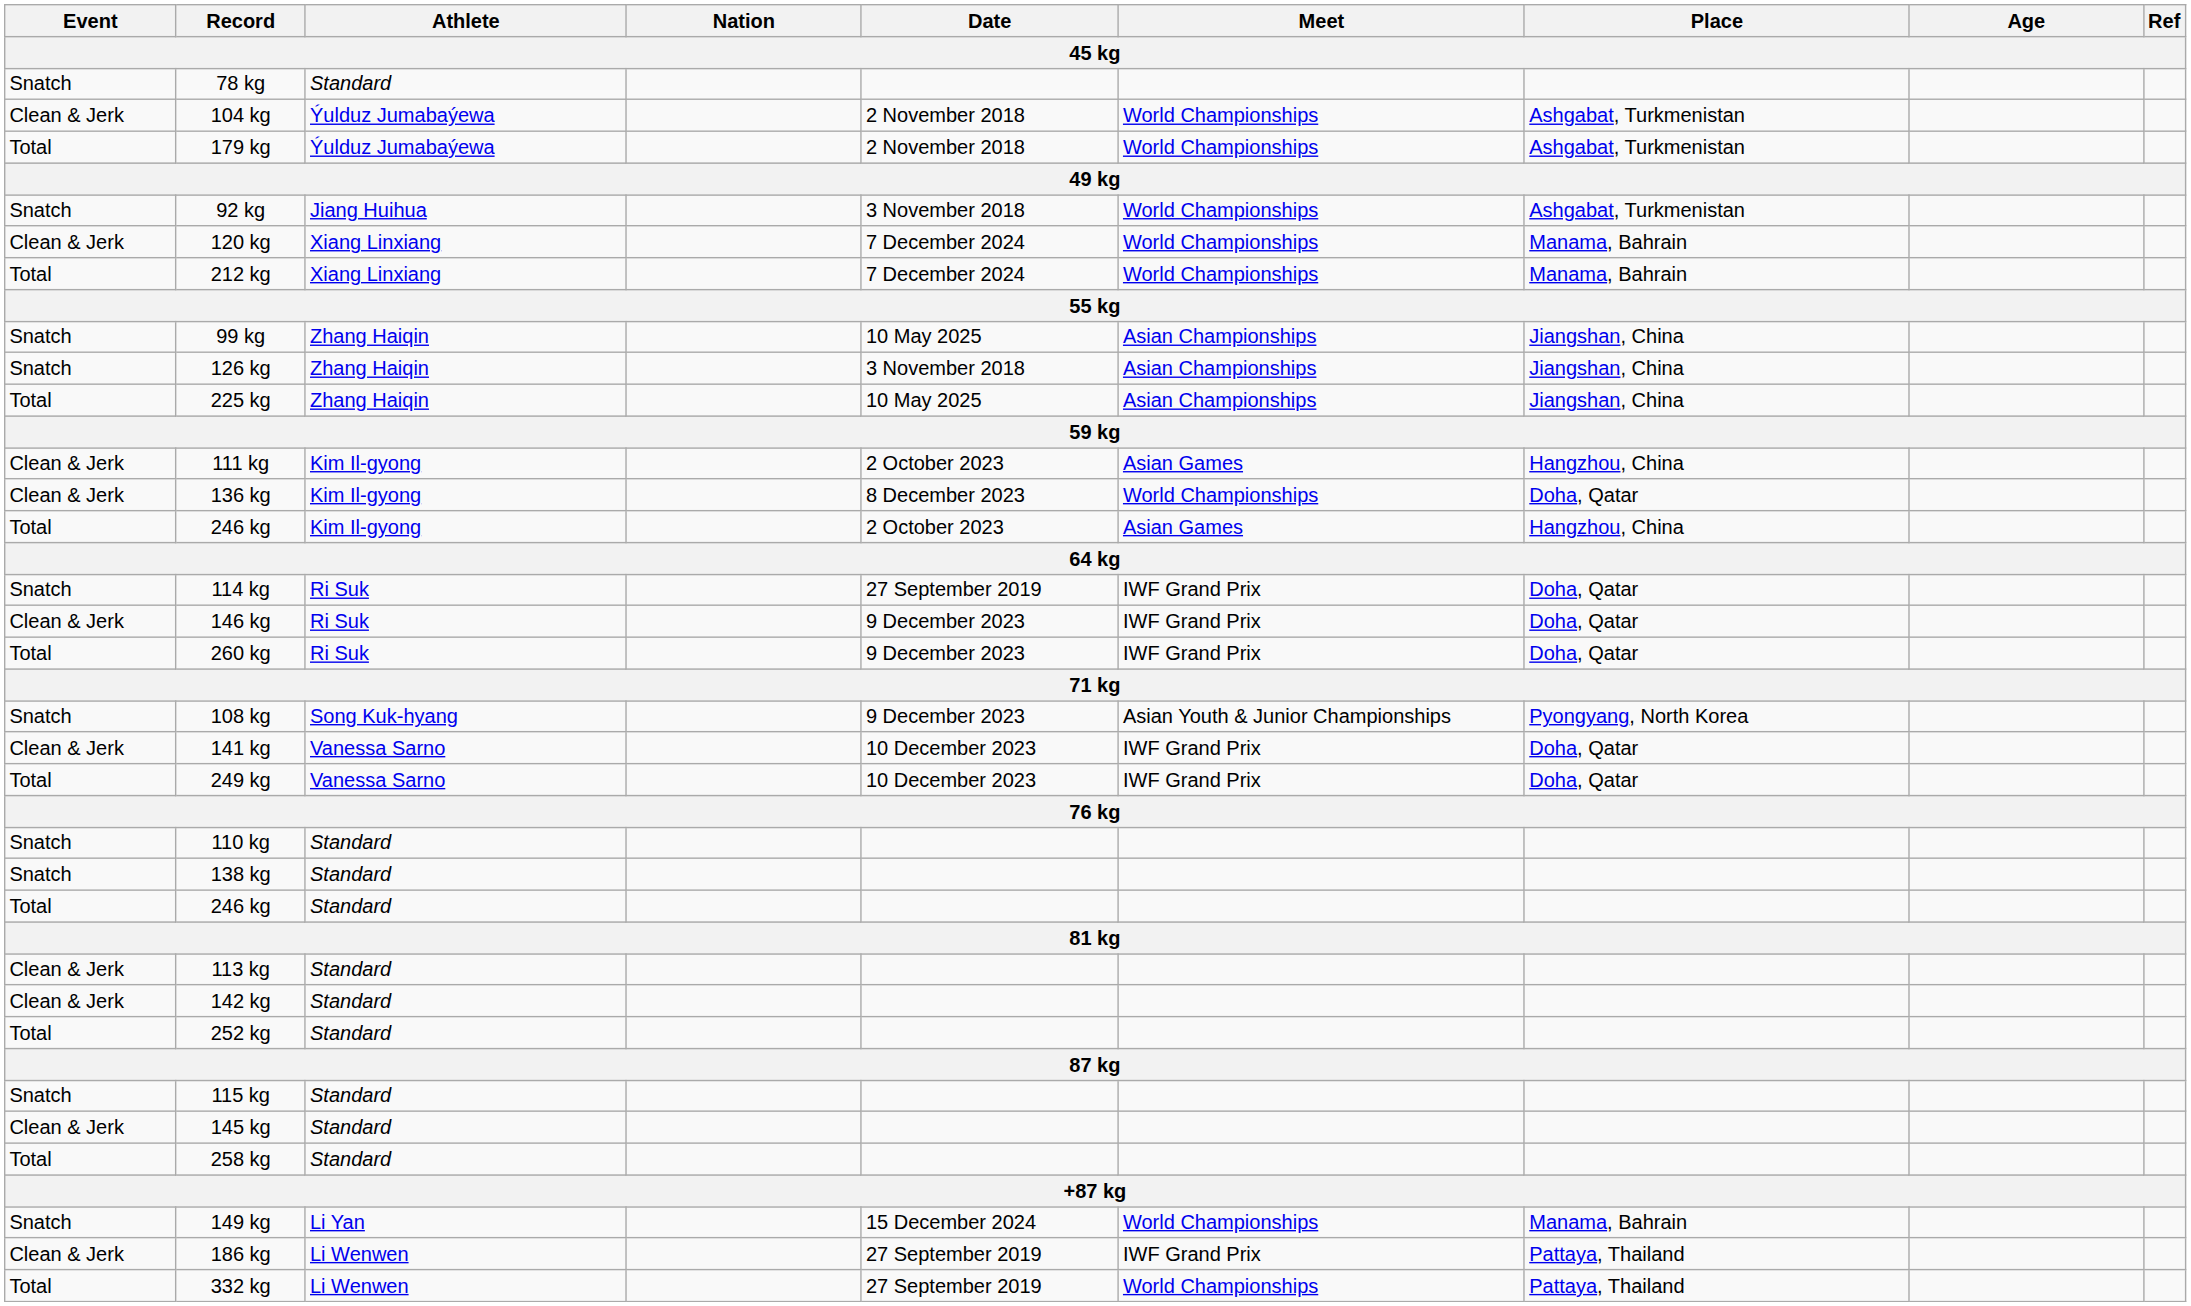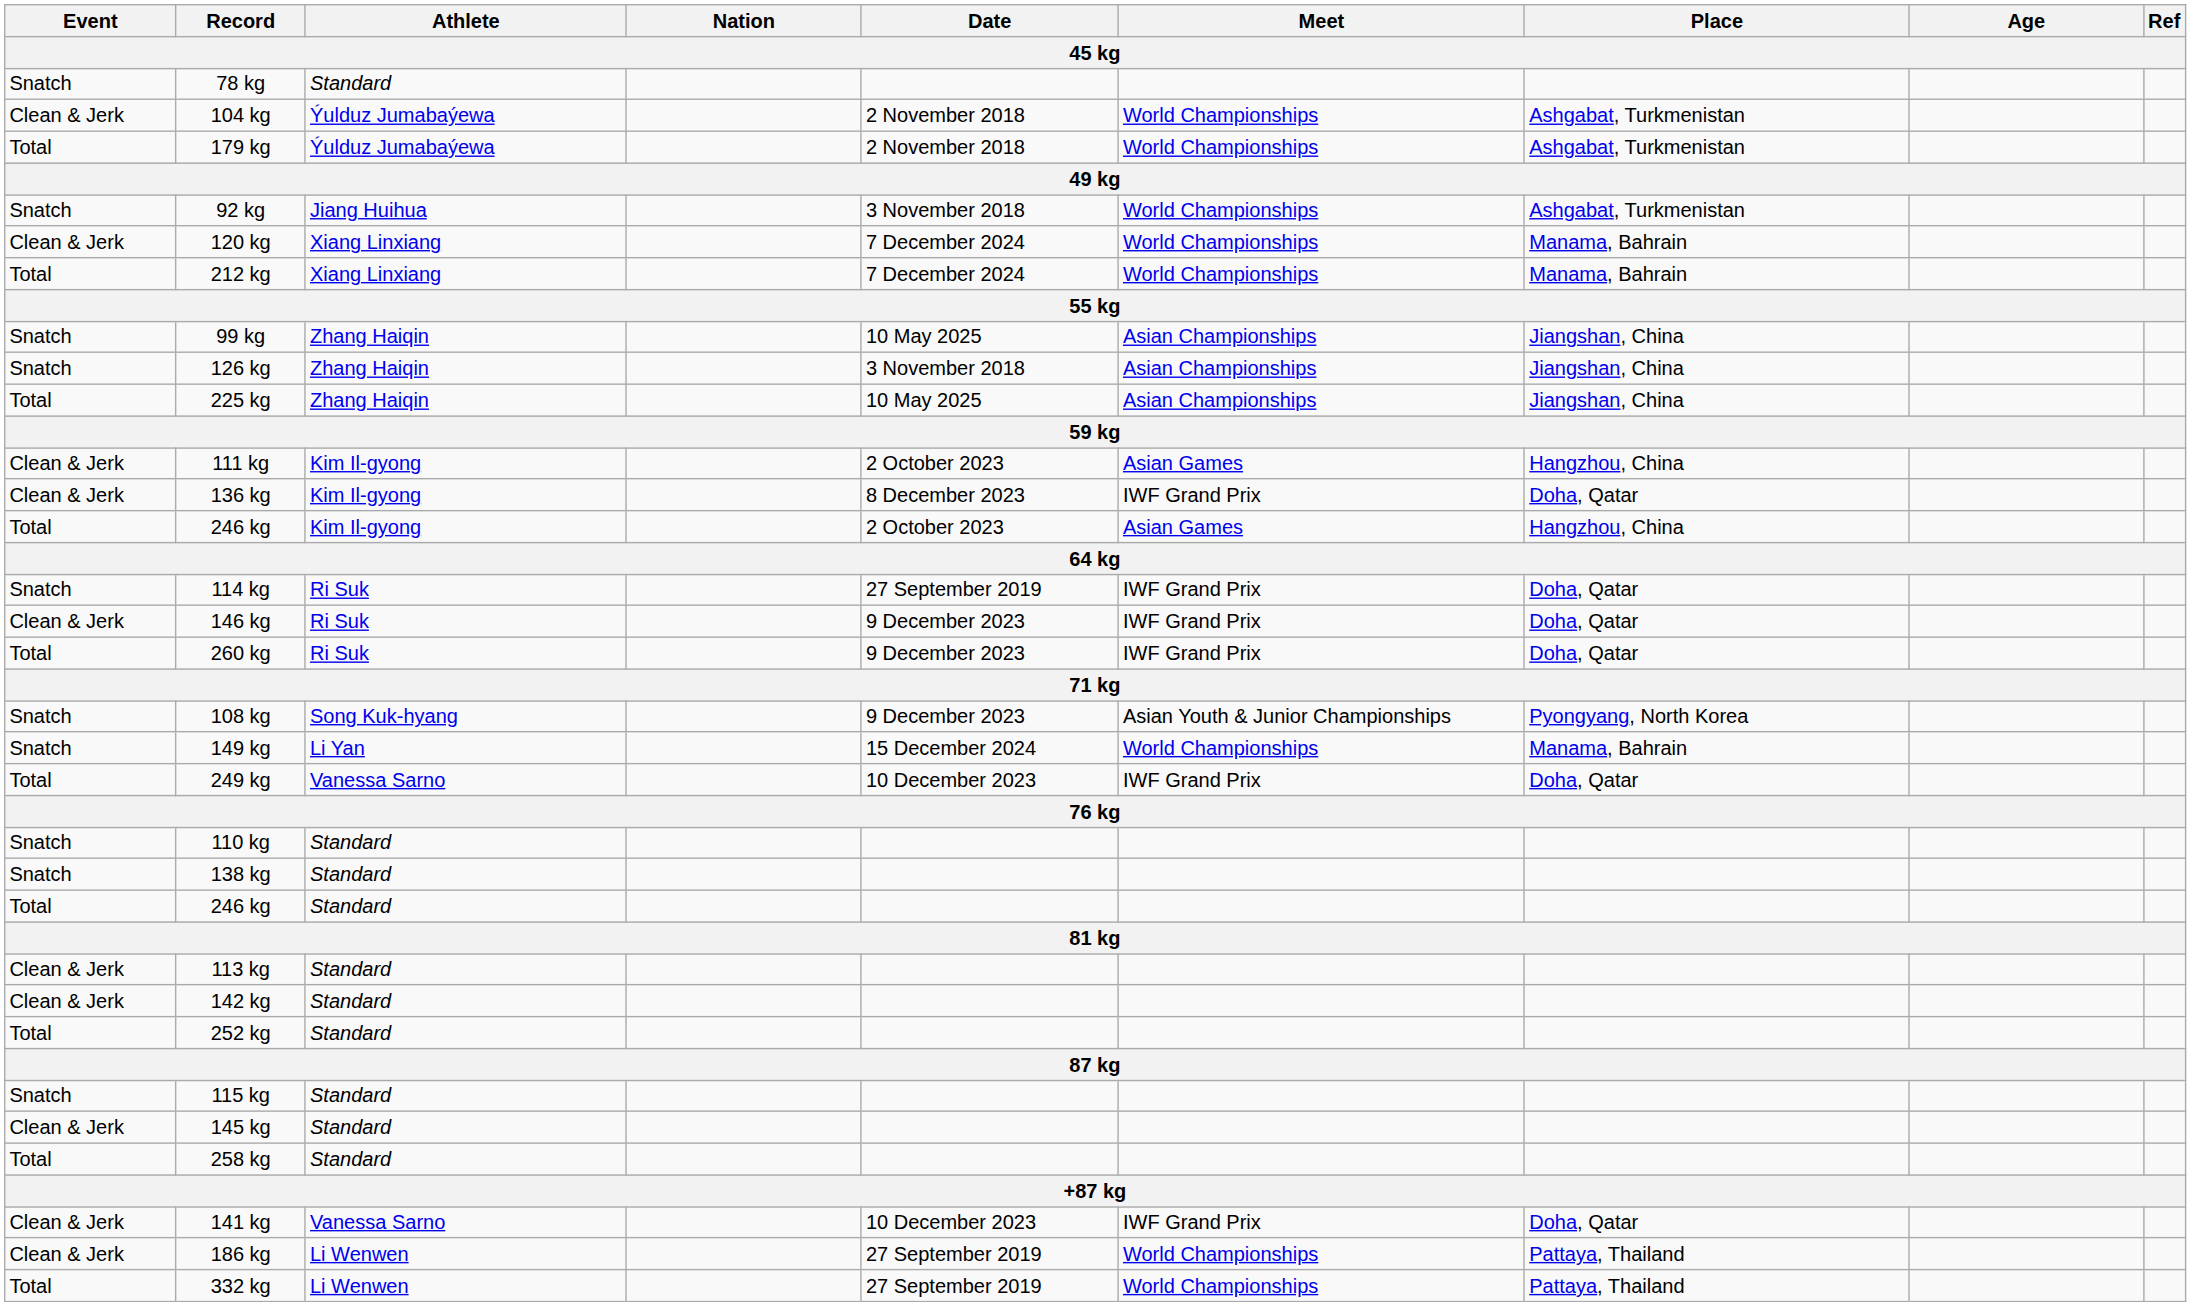(1221, 495) World Championships -> (1192, 495) IWF Grand Prix
rows swapped: (241, 748) <-> (241, 1223)
(1192, 1254) IWF Grand Prix -> (1221, 1254) World Championships
